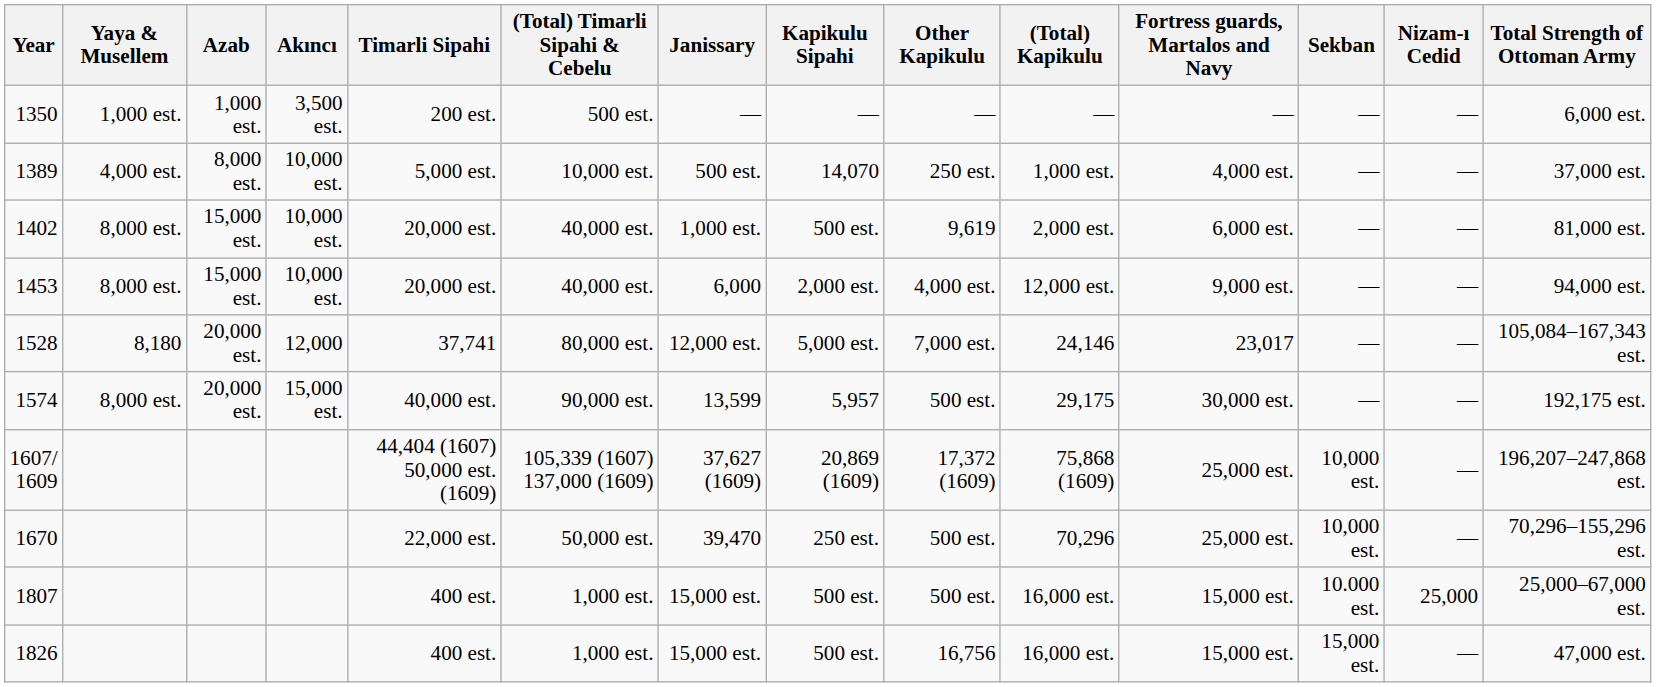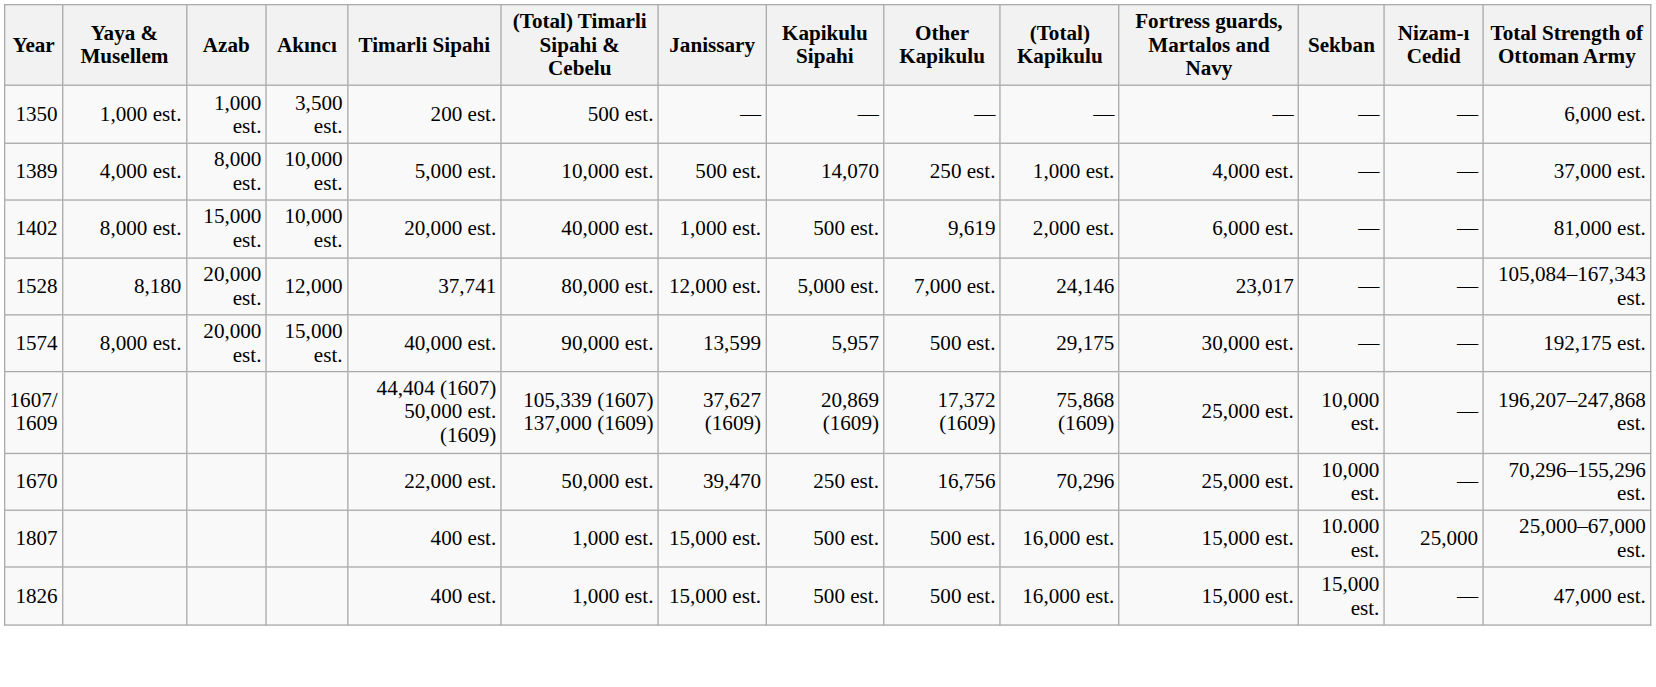- row: (37, 285)
(963, 538) 500 est. -> (966, 481) 16,756
(966, 653) 16,756 -> (963, 595) 500 est.
